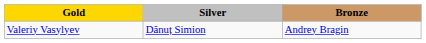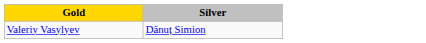- column: (352, 13)
